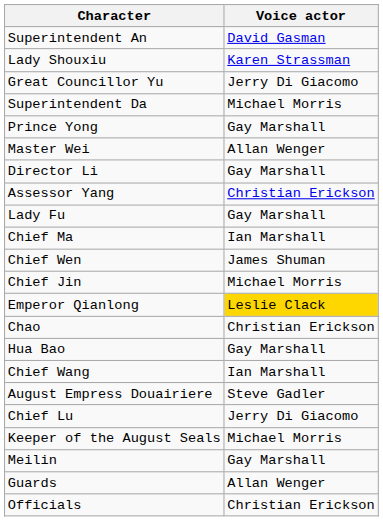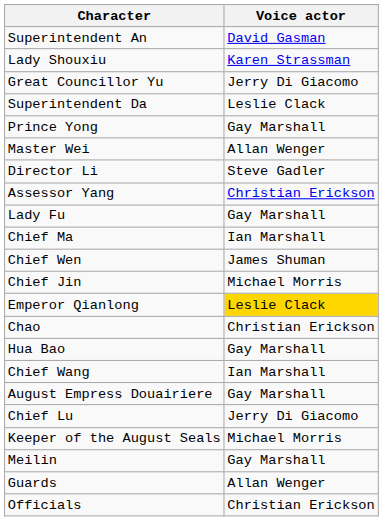(285, 105) Michael Morris -> (276, 105) Leslie Clack
(276, 171) Gay Marshall -> (276, 171) Steve Gadler
(276, 394) Steve Gadler -> (276, 394) Gay Marshall
